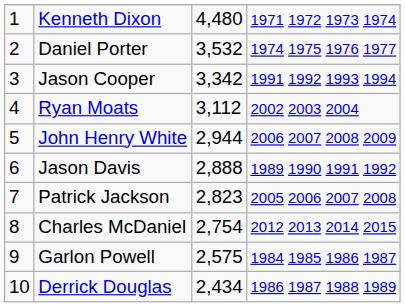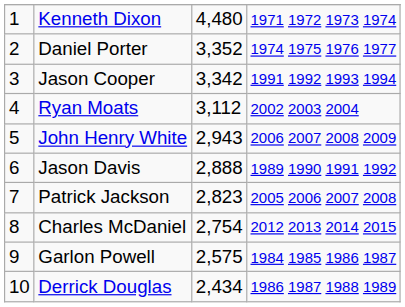(219, 49) 3,532 -> (219, 49) 3,352
(219, 138) 2,944 -> (219, 138) 2,943
